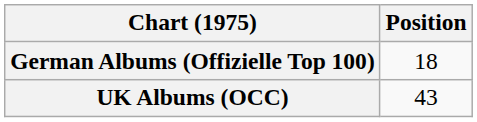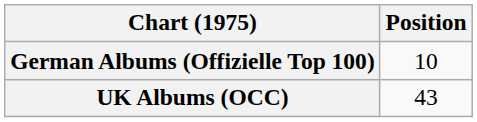(426, 60) 18 -> (426, 60) 10
